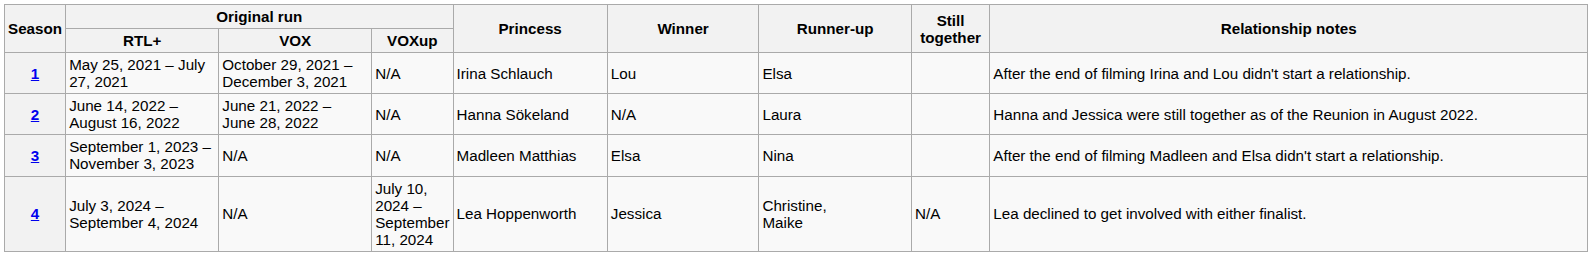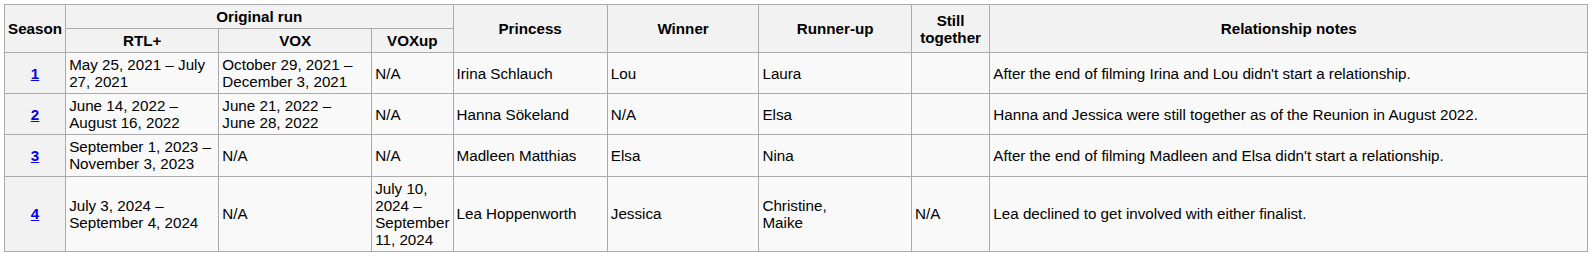(777, 73) Elsa -> (782, 73) Laura
(782, 114) Laura -> (777, 114) Elsa
